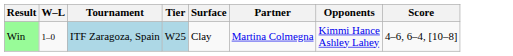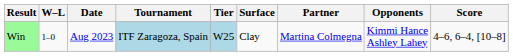+ column: (92, 13)
